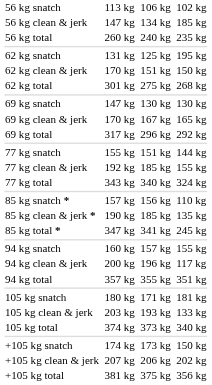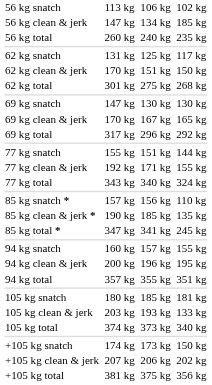(191, 55) 195 kg -> (191, 55) 117 kg
(156, 167) 185 kg -> (156, 167) 171 kg
(191, 264) 117 kg -> (191, 264) 195 kg
(156, 297) 171 kg -> (156, 297) 185 kg
